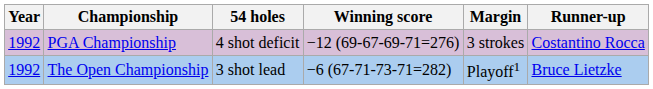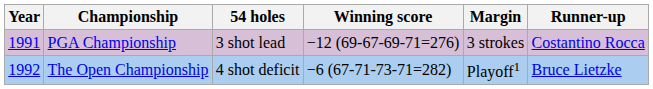(24, 42) 1992 -> (24, 42) 1991
(258, 42) 4 shot deficit -> (250, 42) 3 shot lead
(250, 70) 3 shot lead -> (258, 70) 4 shot deficit
